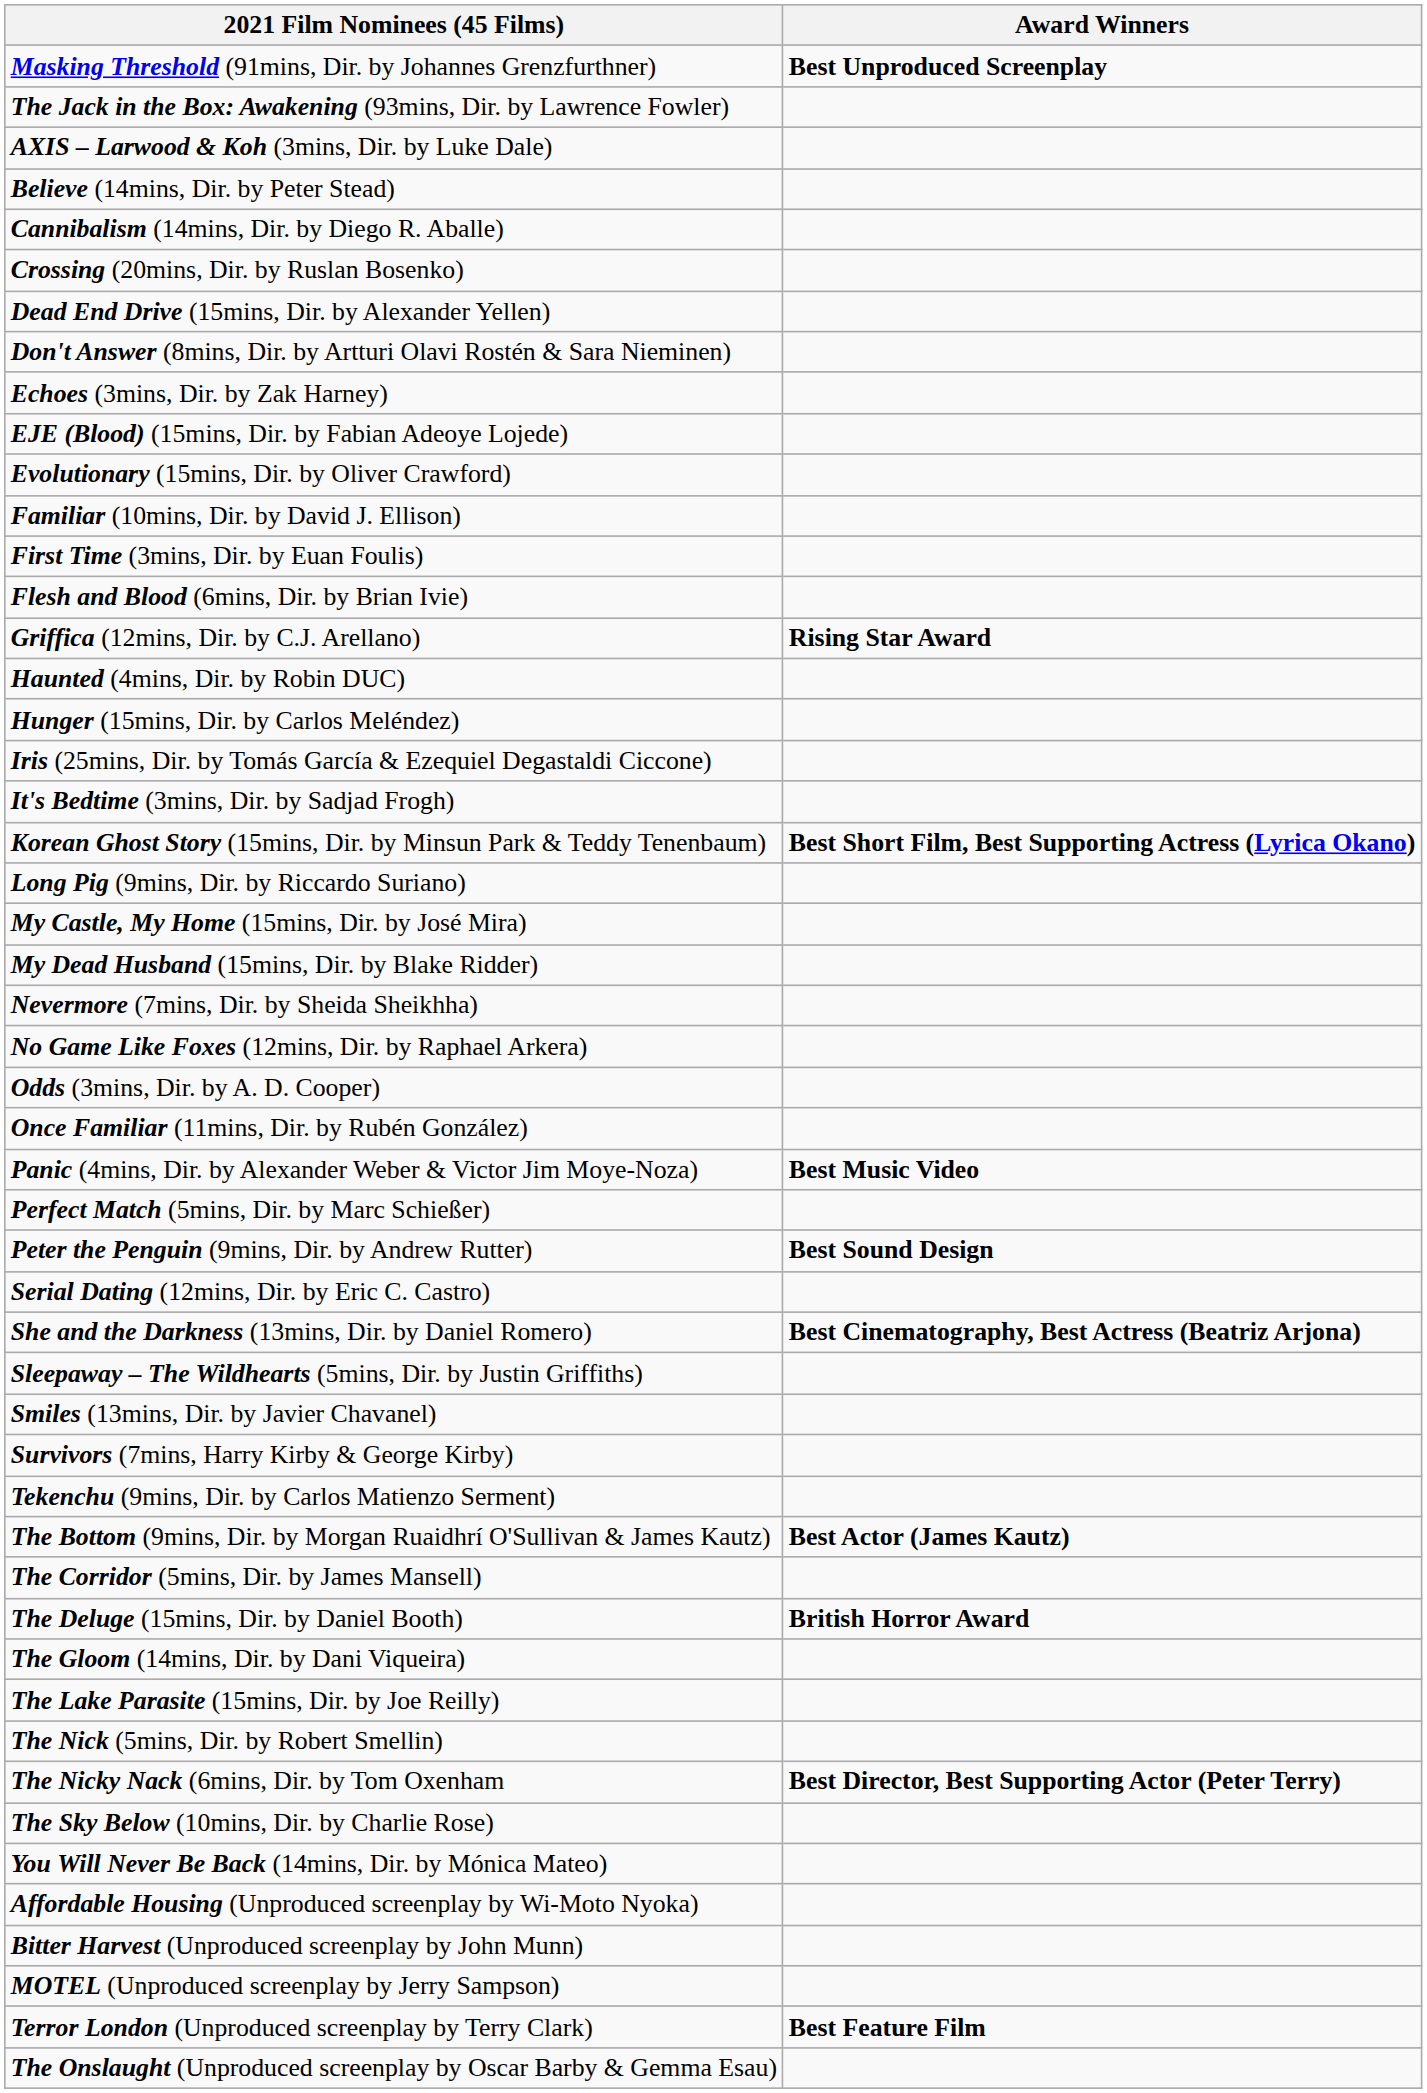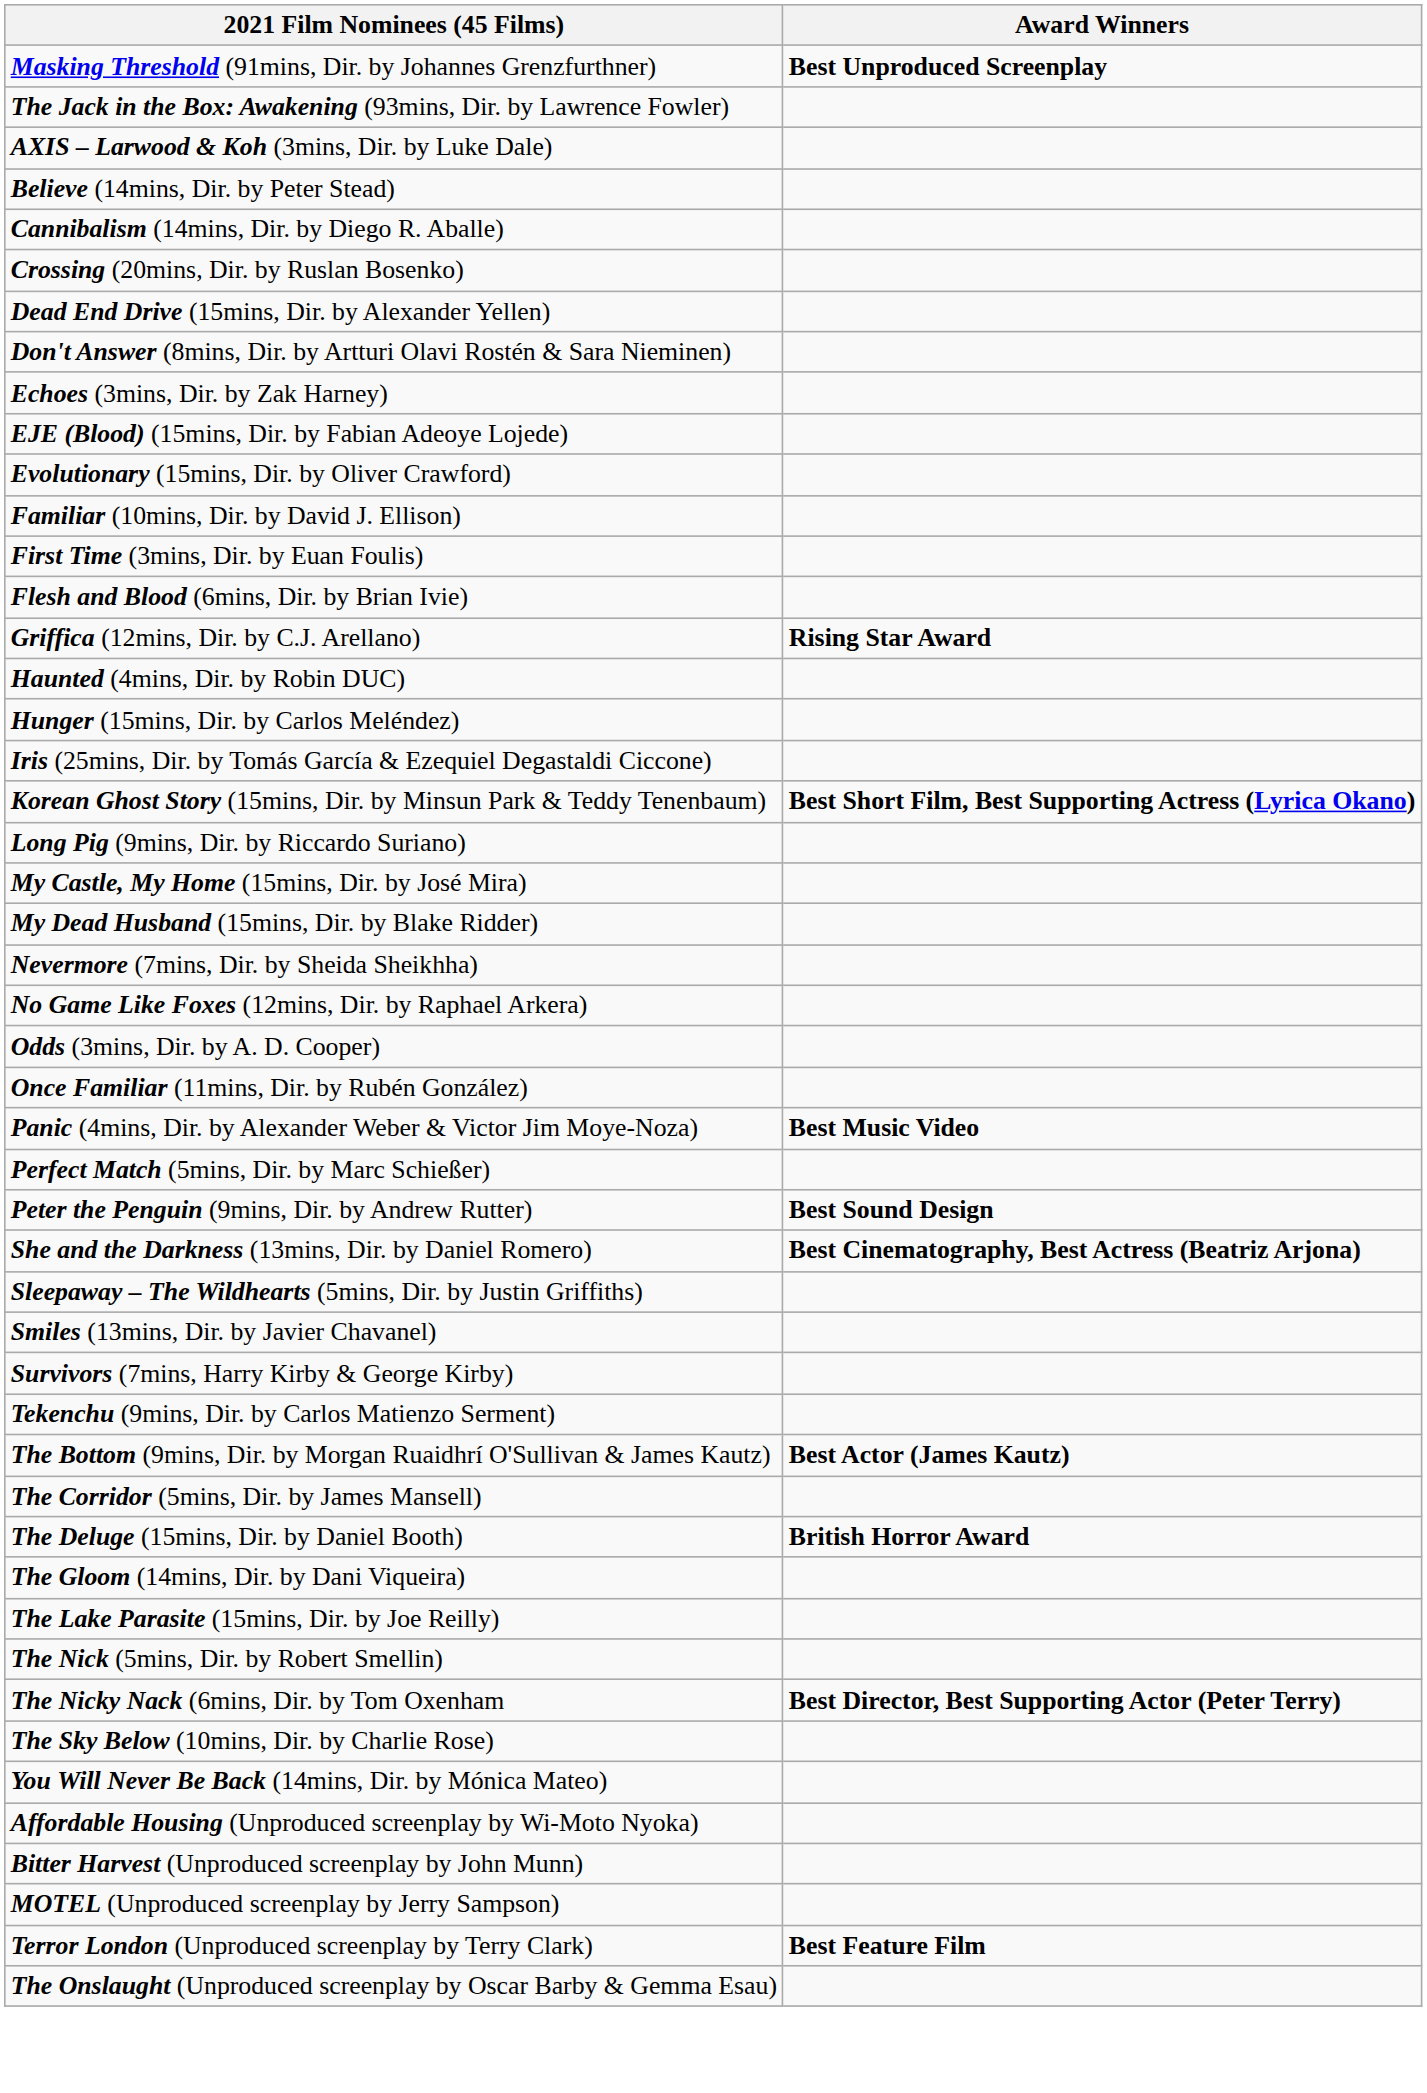- row: (233, 801)
- row: (250, 1291)
